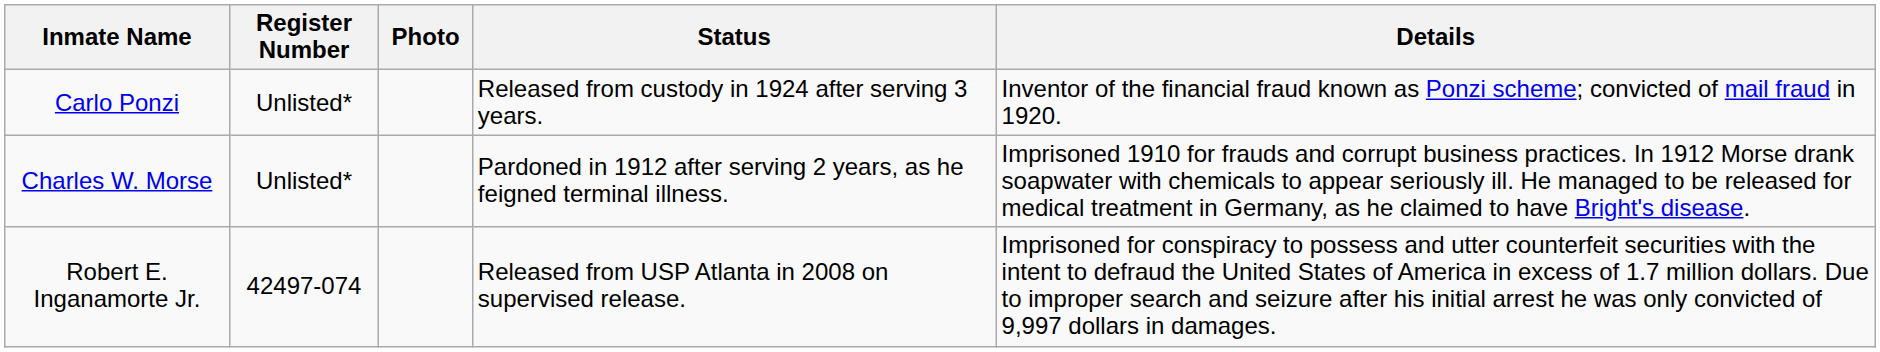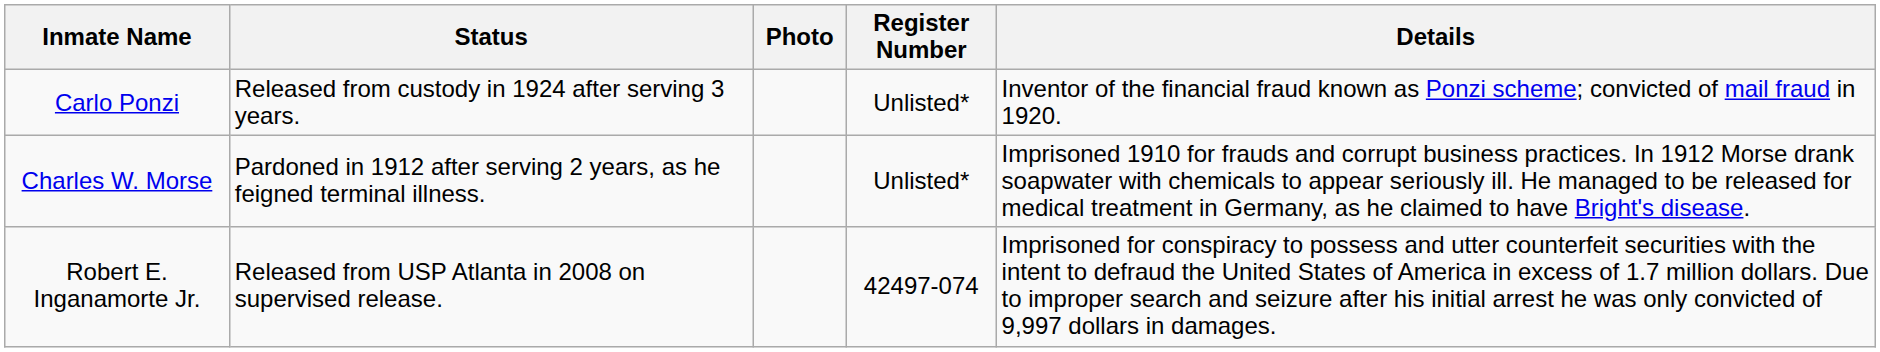columns swapped: (304, 37) <-> (734, 37)
